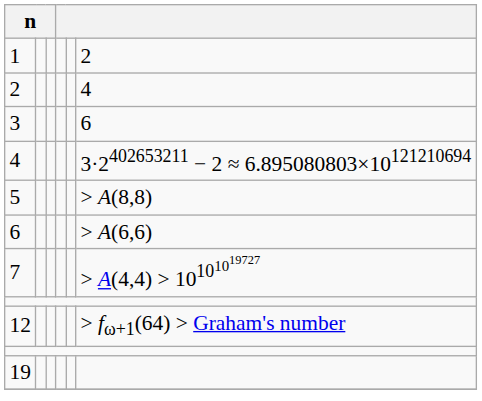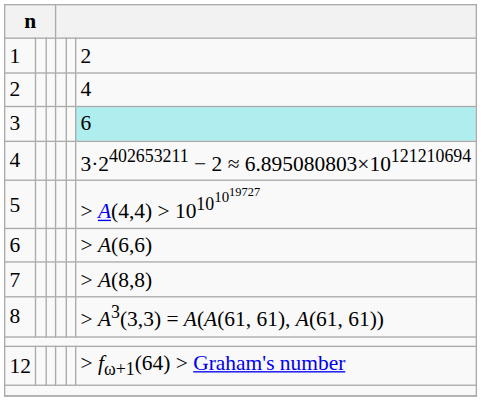(86, 123) no background -> (86, 123) paleturquoise background
(116, 197) > A(8,8) -> (170, 204) > A(4,4) > 10101019727
(170, 272) > A(4,4) > 10101019727 -> (116, 279) > A(8,8)
+ row: (15, 316)
- row: (20, 372)
